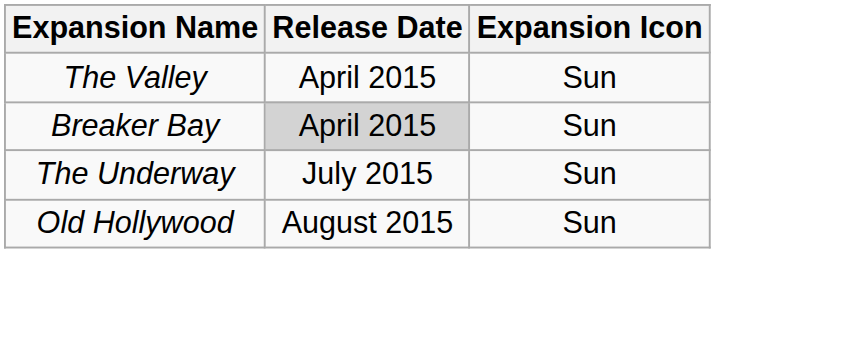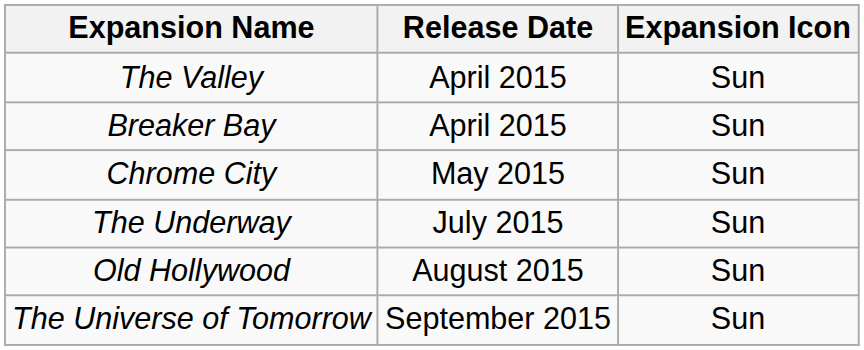(367, 125) lightgrey background -> (498, 125) no background
+ row: (191, 174)
+ row: (191, 319)
